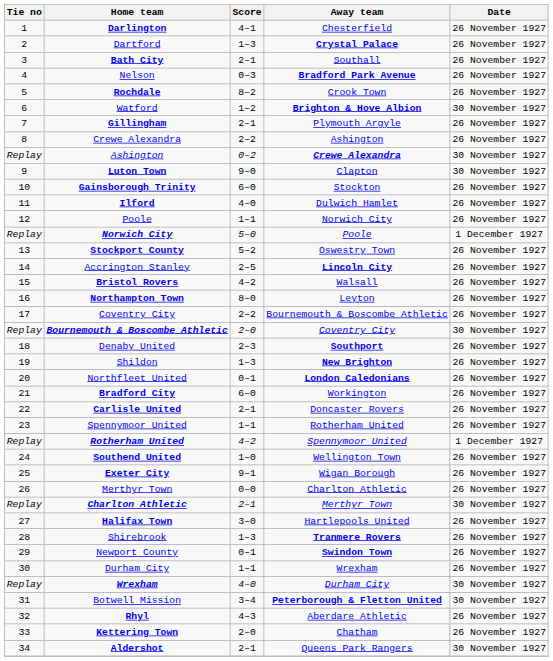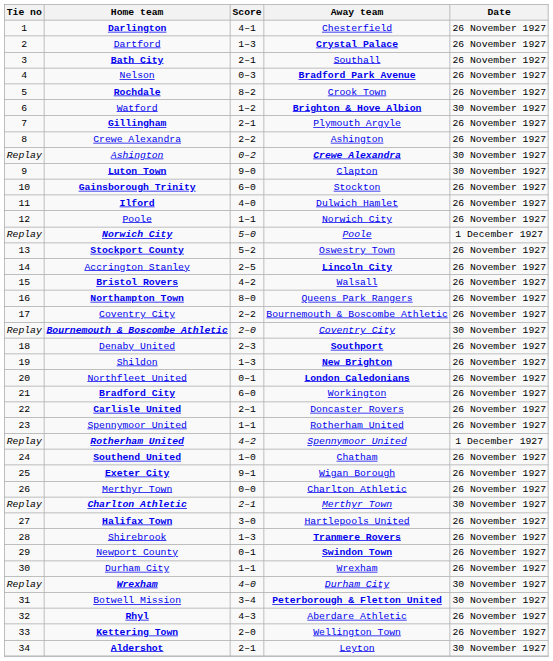(357, 298) Leyton -> (357, 298) Queens Park Rangers
(357, 457) Wellington Town -> (357, 457) Chatham
(357, 632) Chatham -> (357, 632) Wellington Town
(357, 648) Queens Park Rangers -> (357, 648) Leyton
